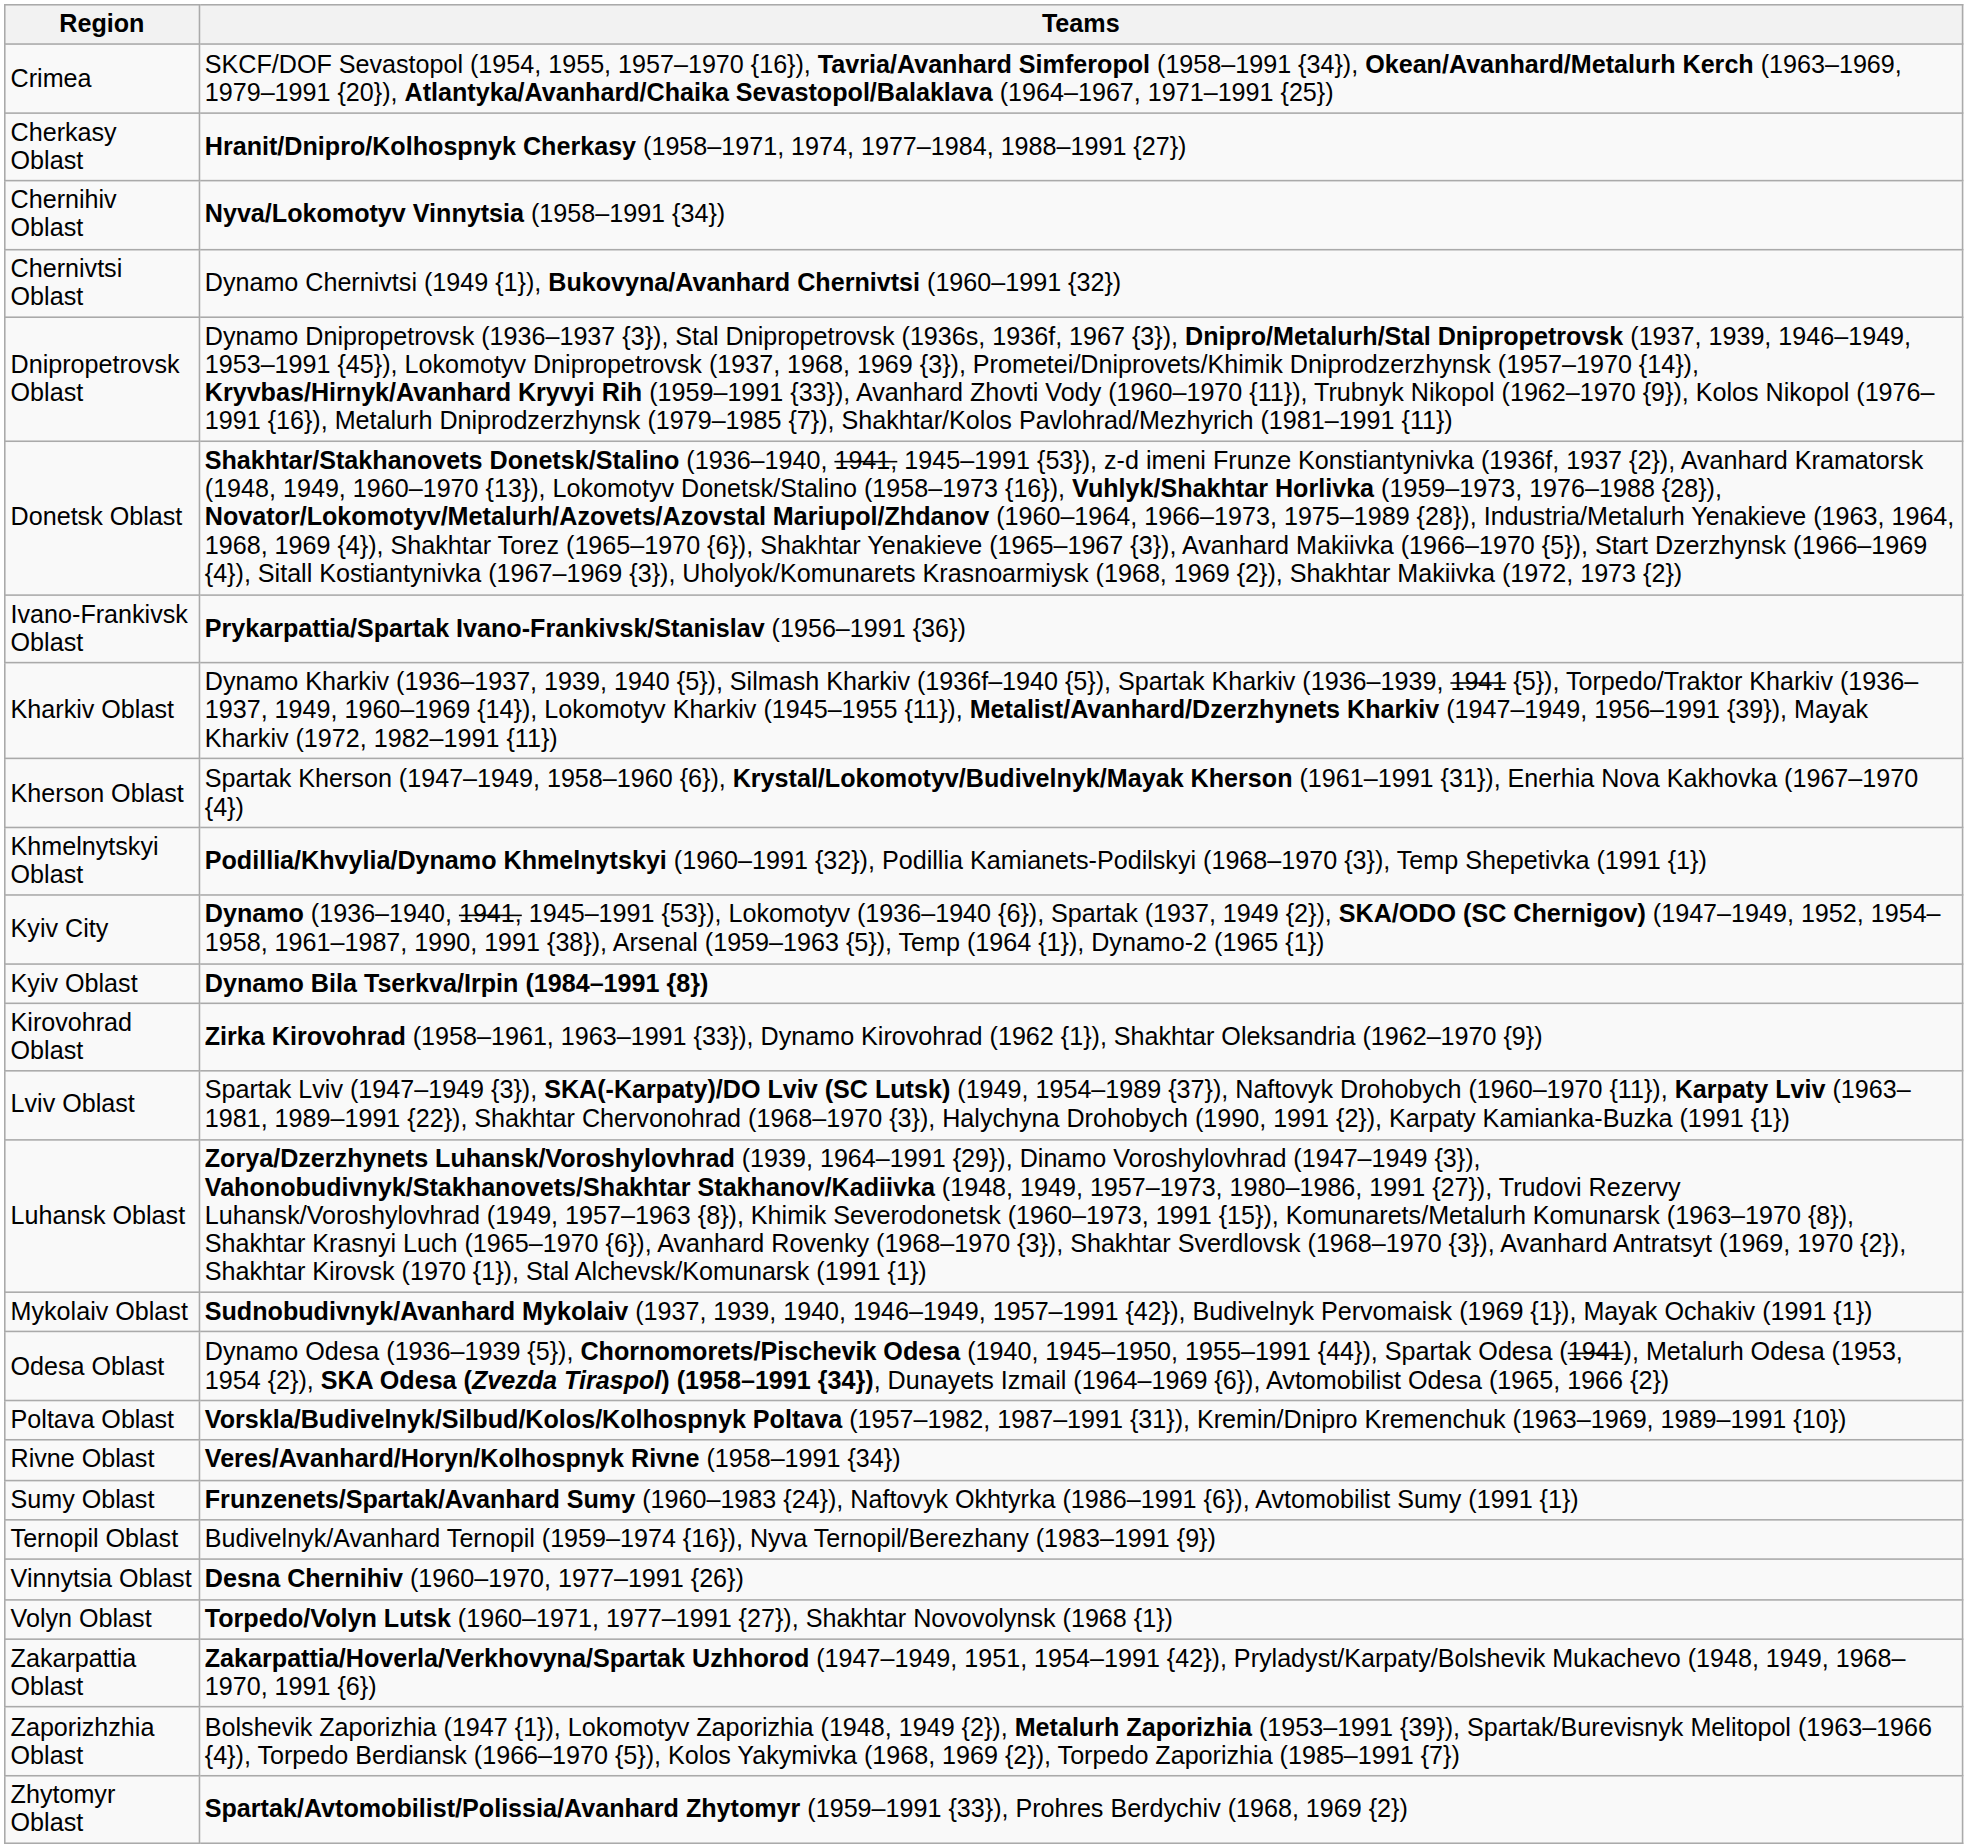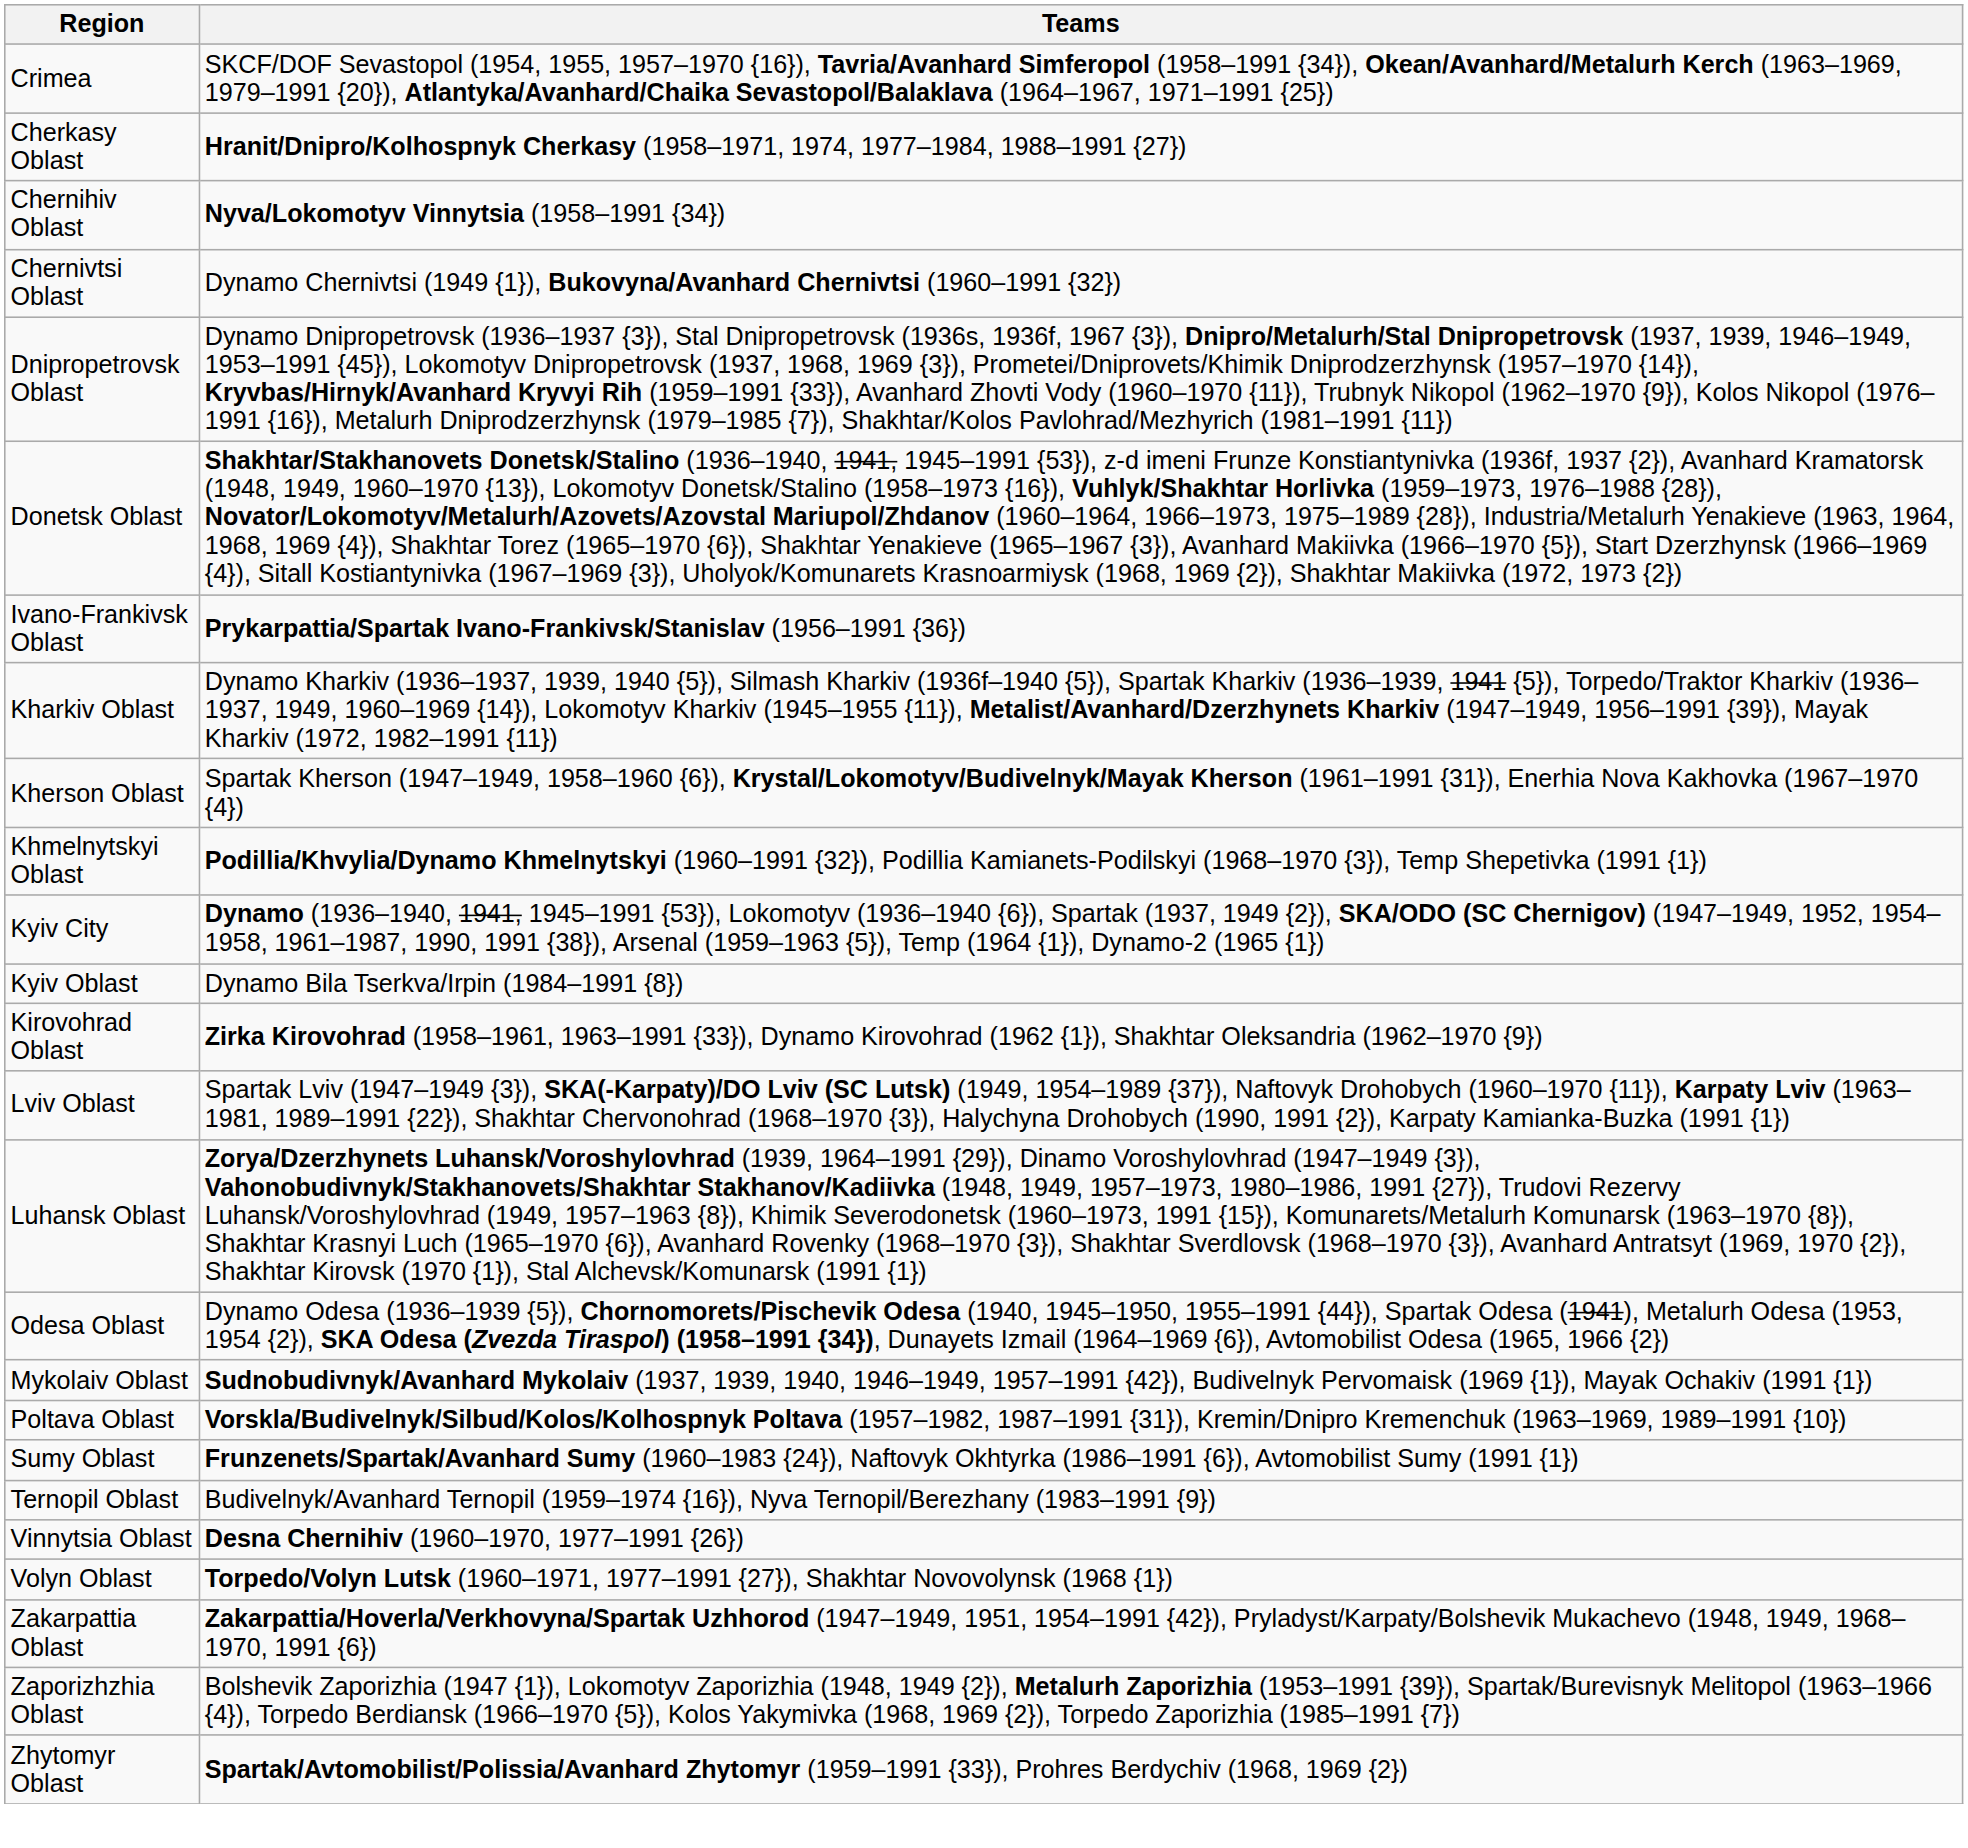(457, 982) bold -> (444, 982) normal
rows swapped: (99, 1311) <-> (87, 1365)
- row: (82, 1459)
